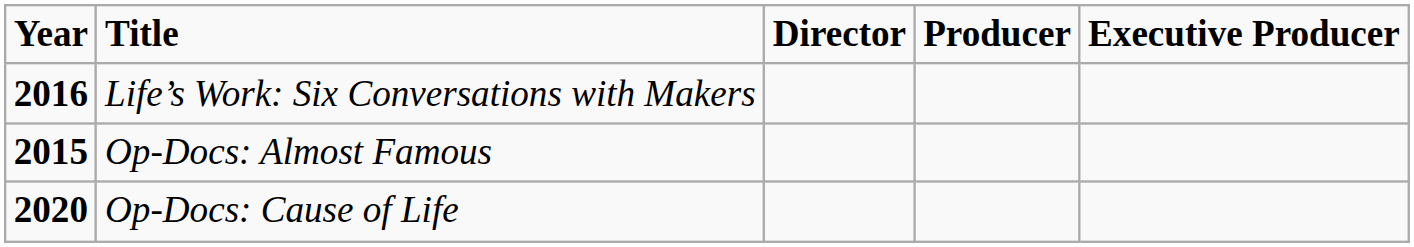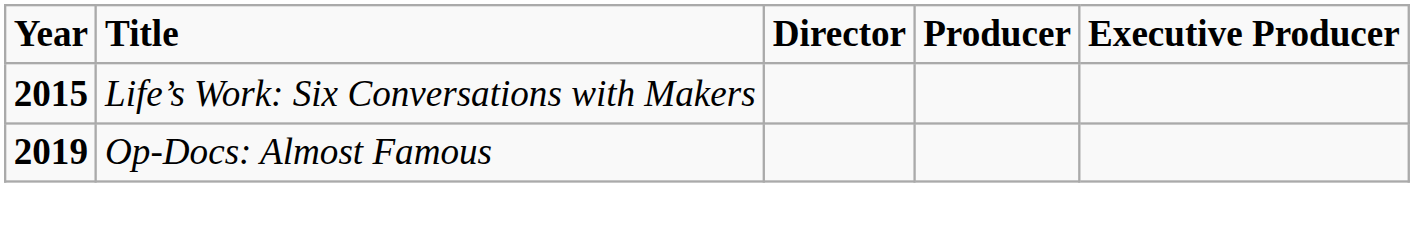(51, 92) 2016 -> (51, 92) 2015
(51, 151) 2015 -> (51, 151) 2019
- row: (282, 210)
